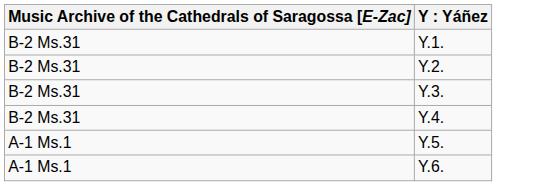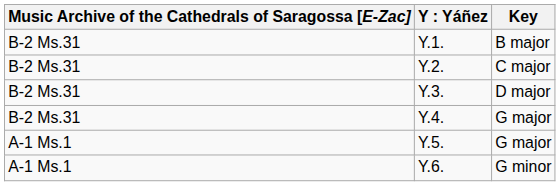+ column: (523, 17)
